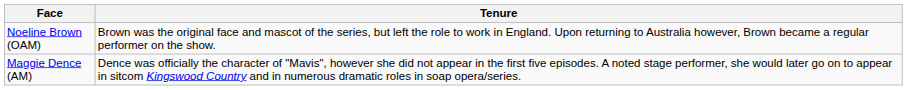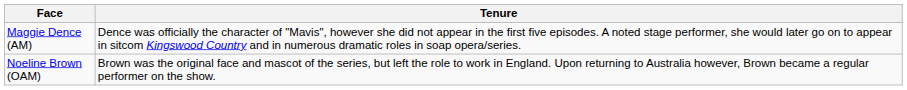rows swapped: (44, 69) <-> (44, 38)
